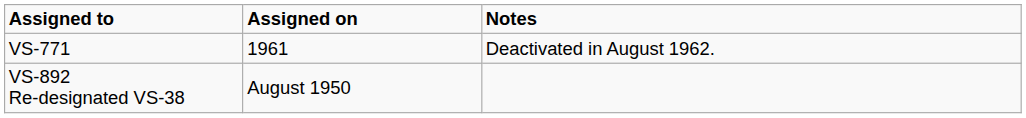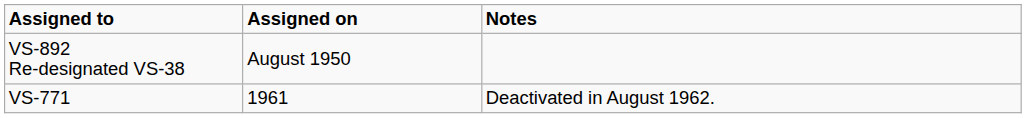rows swapped: (97, 87) <-> (40, 48)
